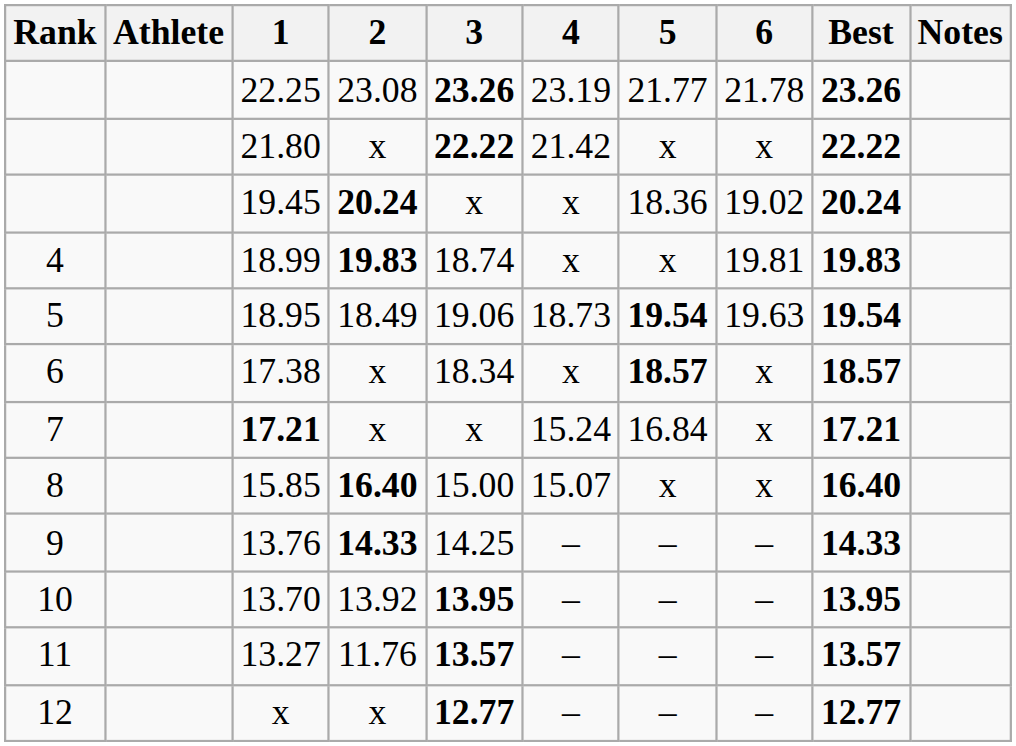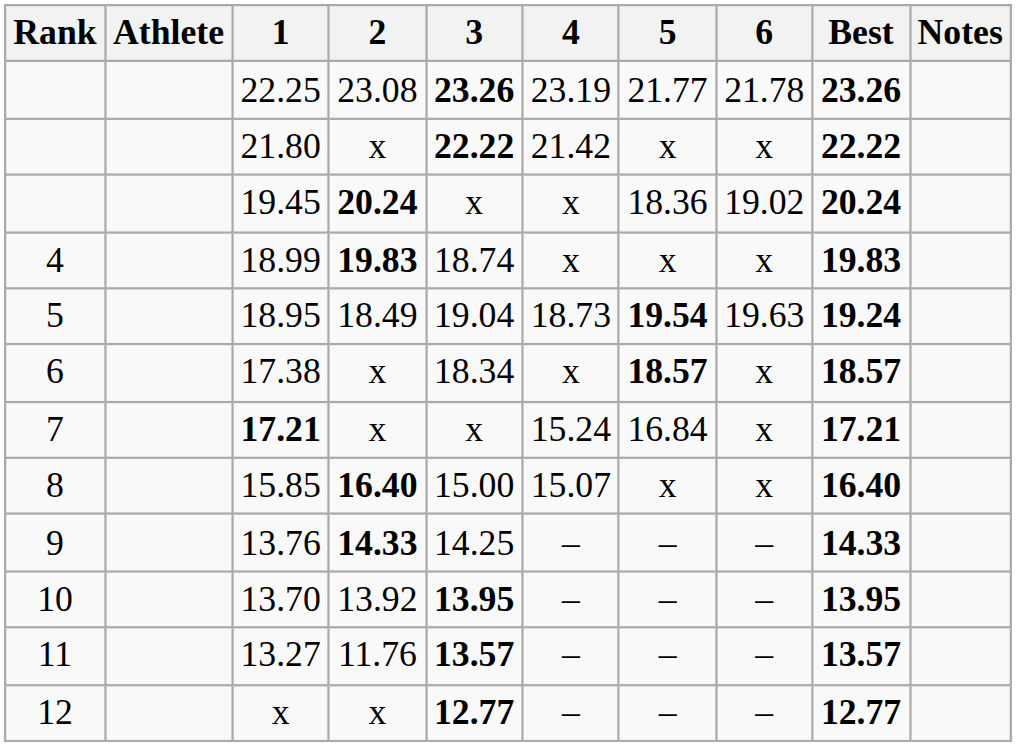(764, 259) 19.81 -> (764, 259) x
(474, 315) 19.06 -> (474, 315) 19.04
(861, 315) 19.54 -> (861, 315) 19.24
